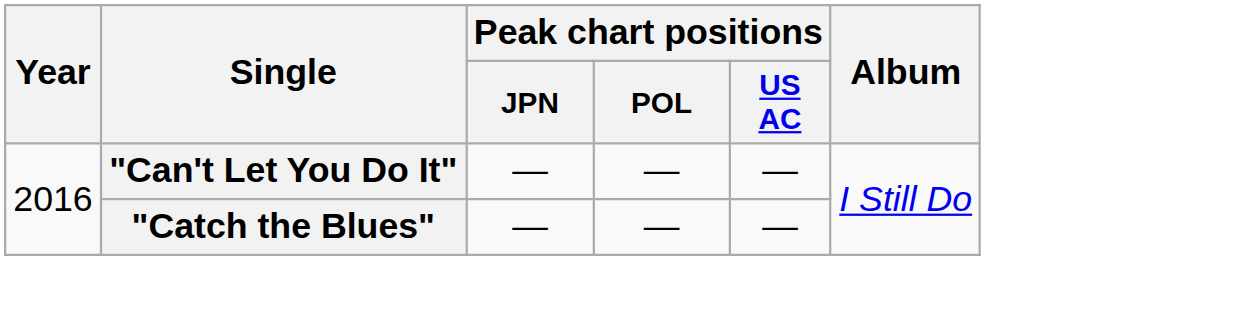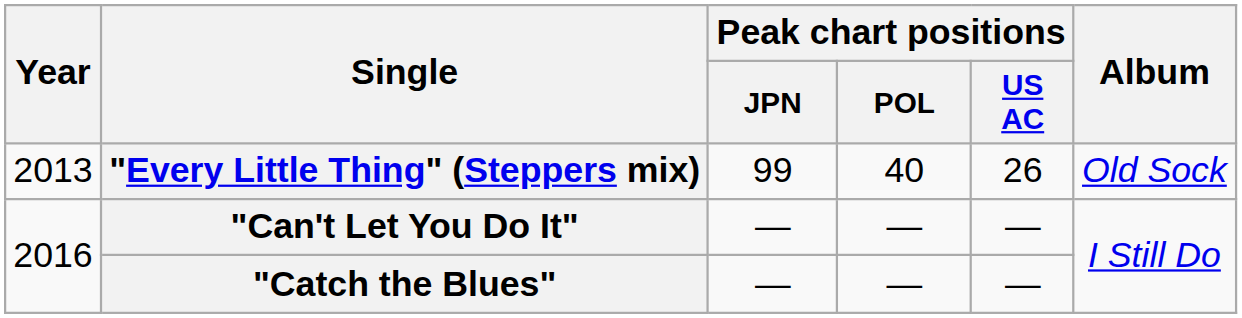+ row: (405, 170)
